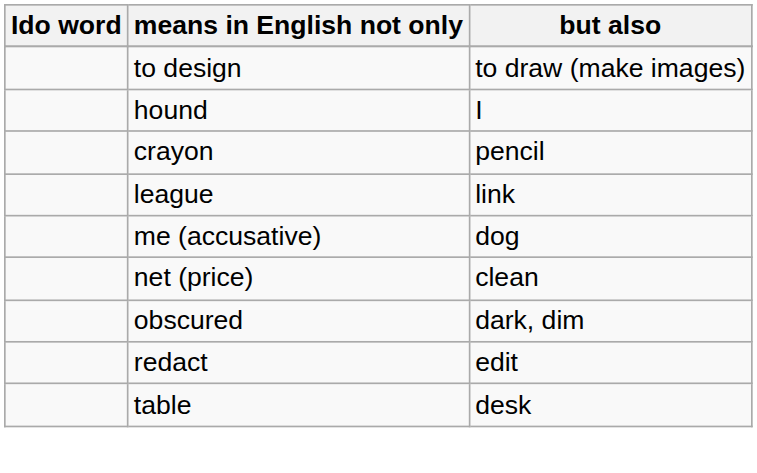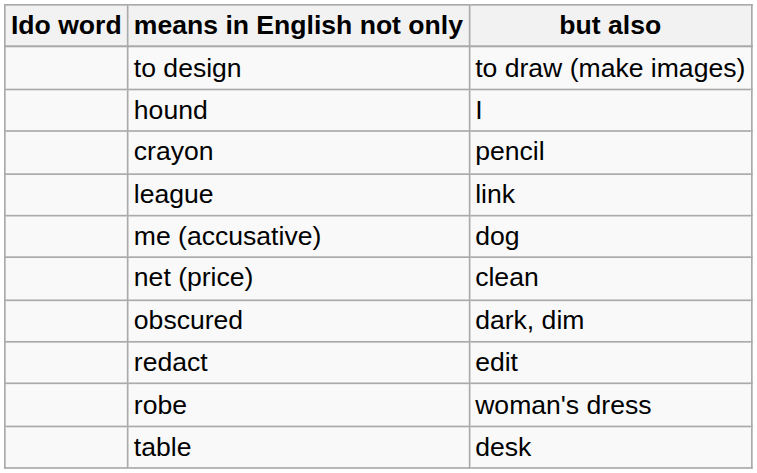+ row: (160, 404)
